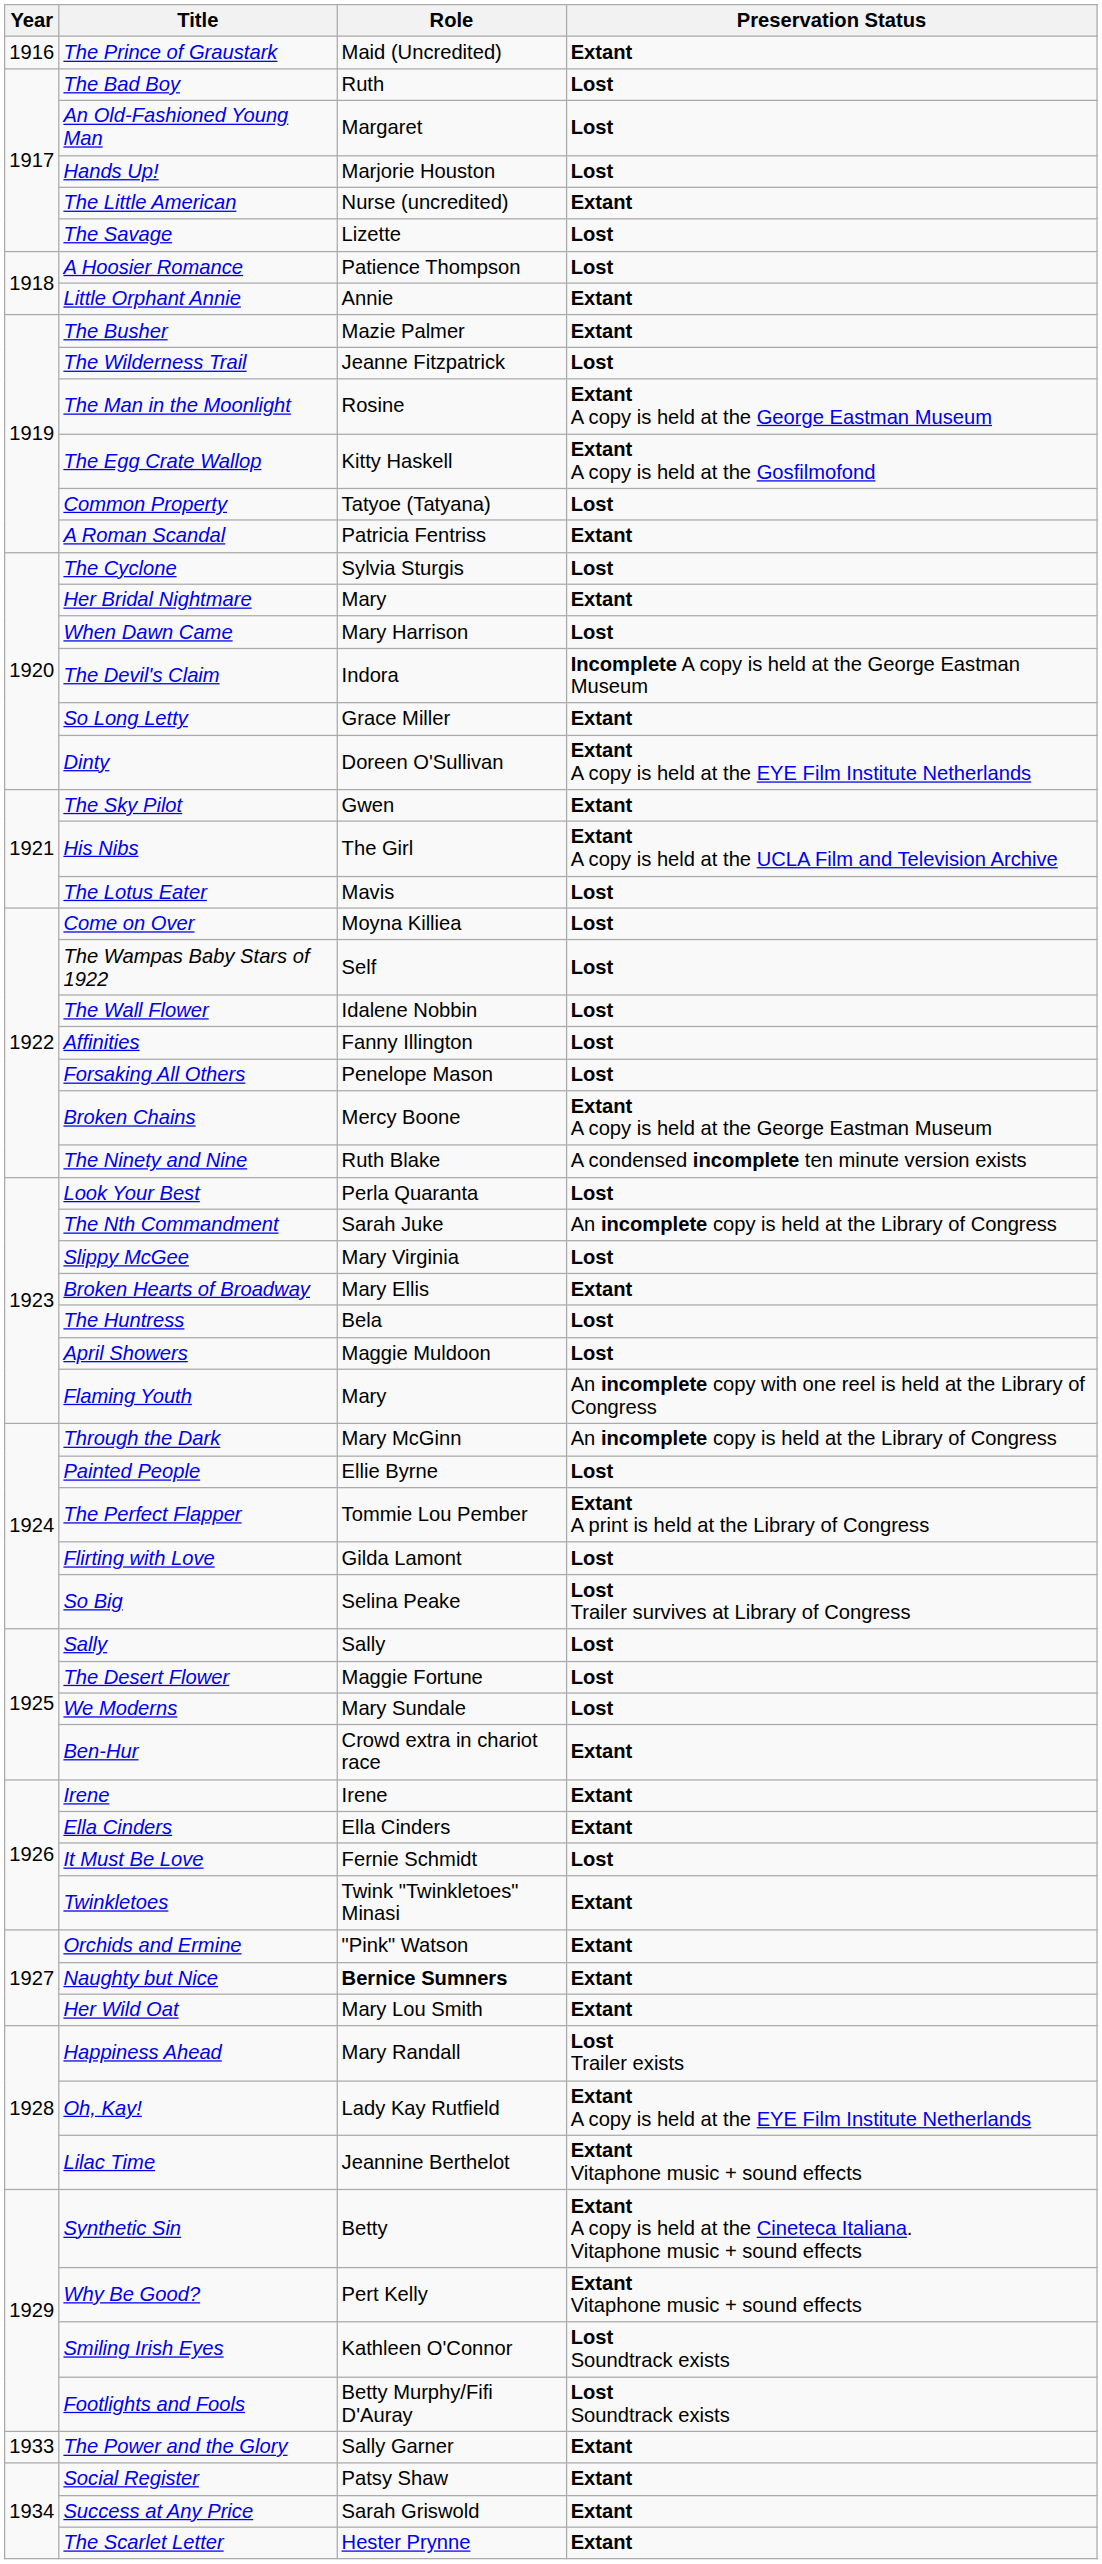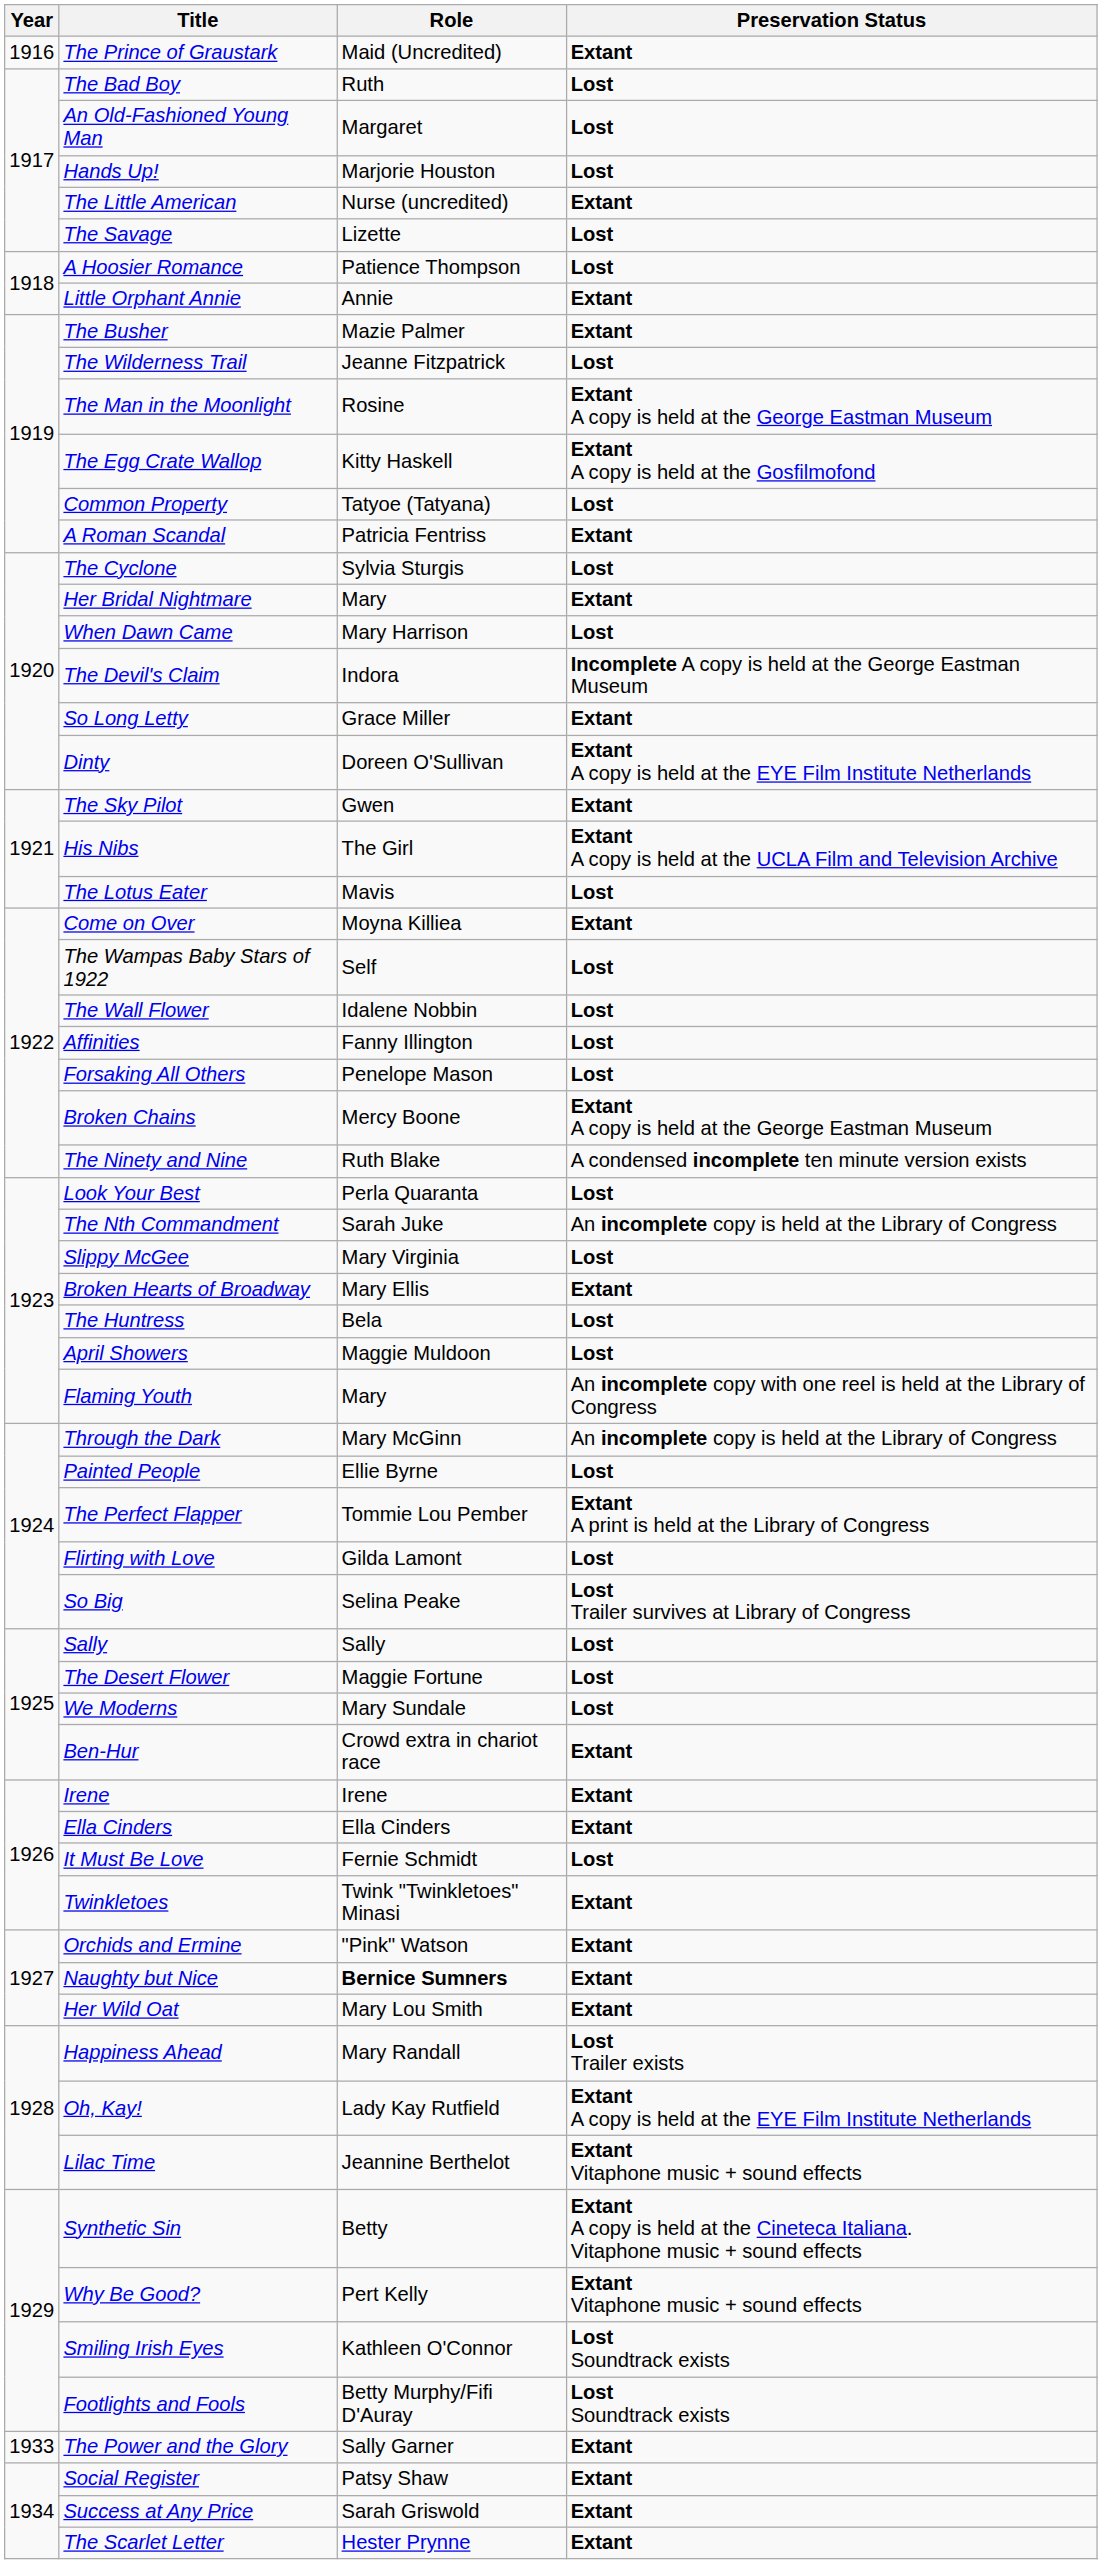(592, 923) Lost -> (601, 923) Extant
